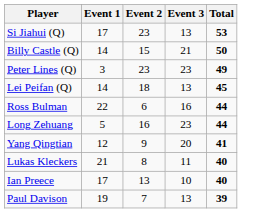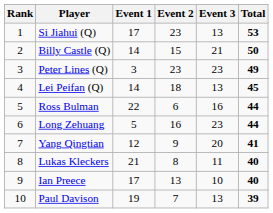+ column: (20, 14)
